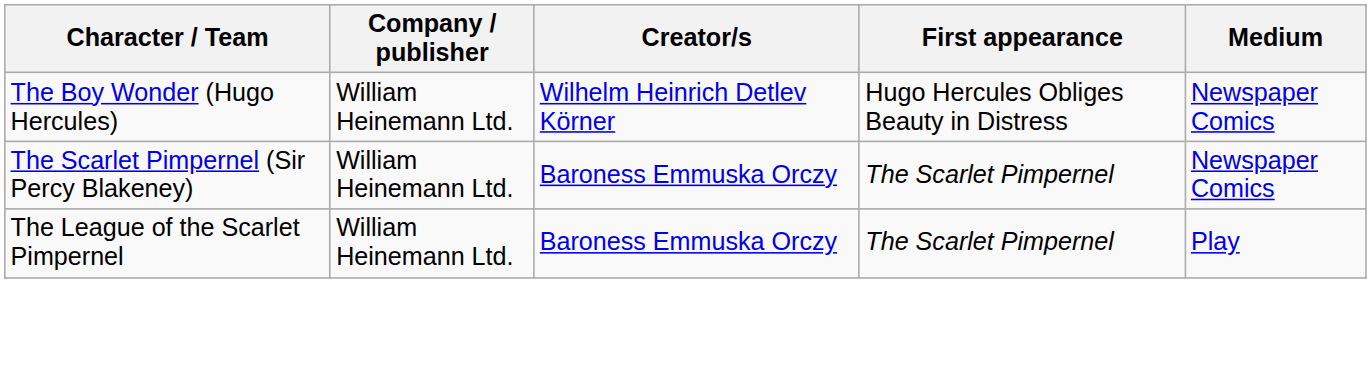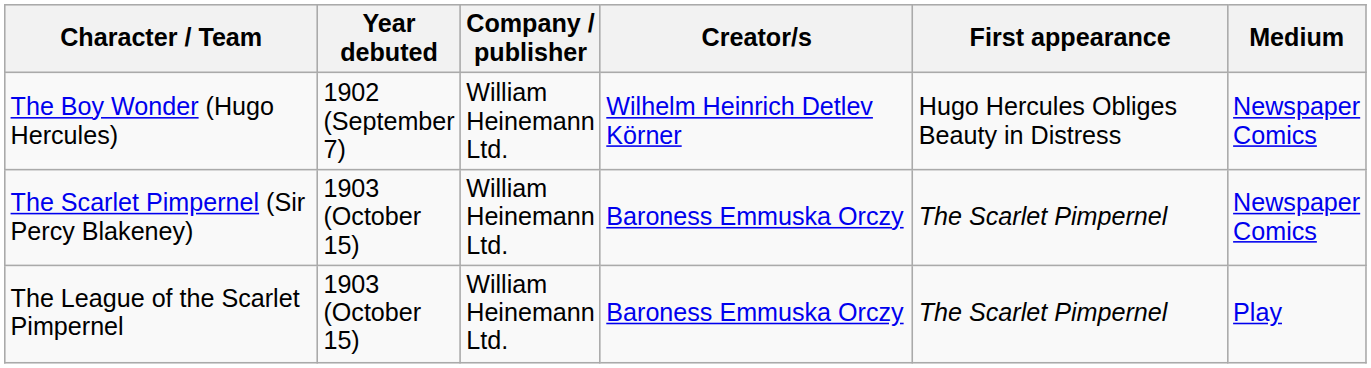+ column: (389, 38)
